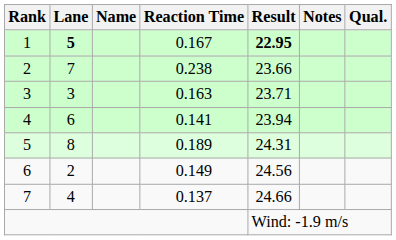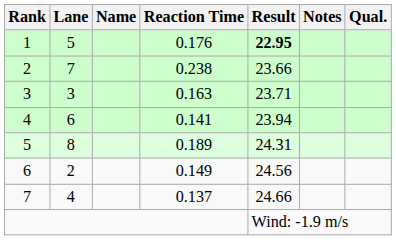(71, 42) bold -> (71, 42) normal
(194, 42) 0.167 -> (194, 42) 0.176
